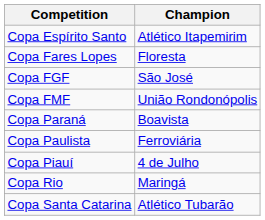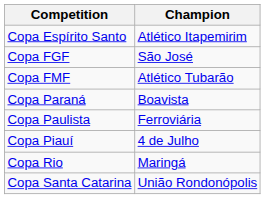- row: (62, 57)
(197, 99) União Rondonópolis -> (186, 78) Atlético Tubarão
(186, 204) Atlético Tubarão -> (197, 183) União Rondonópolis
